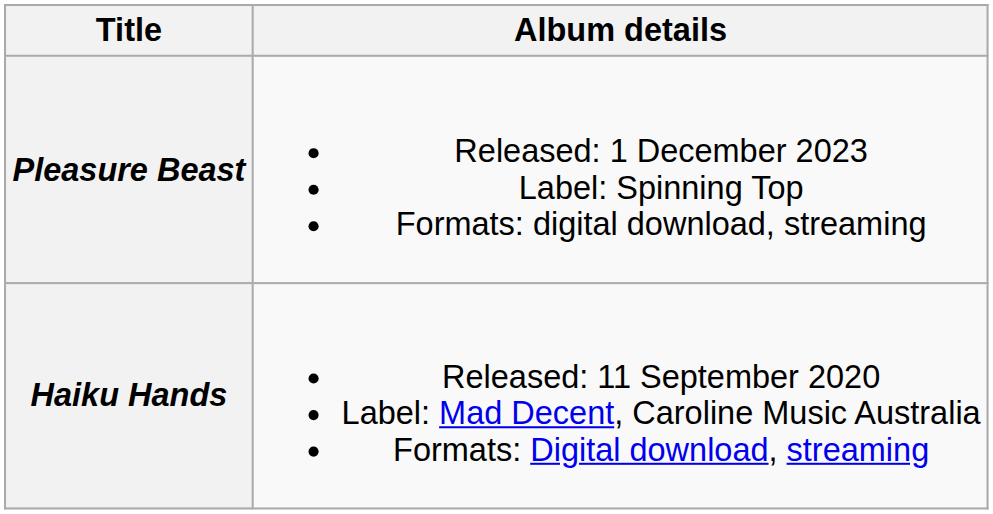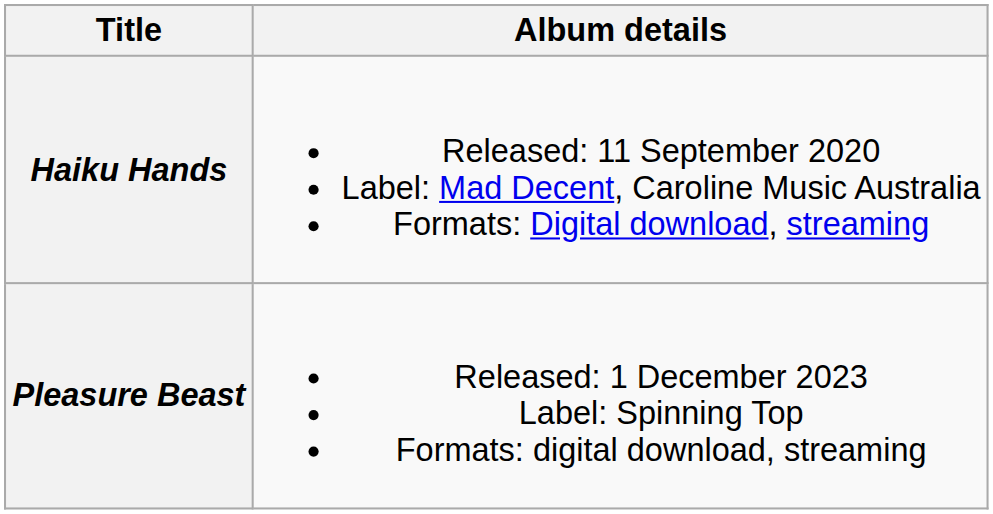rows swapped: (129, 395) <-> (129, 169)
